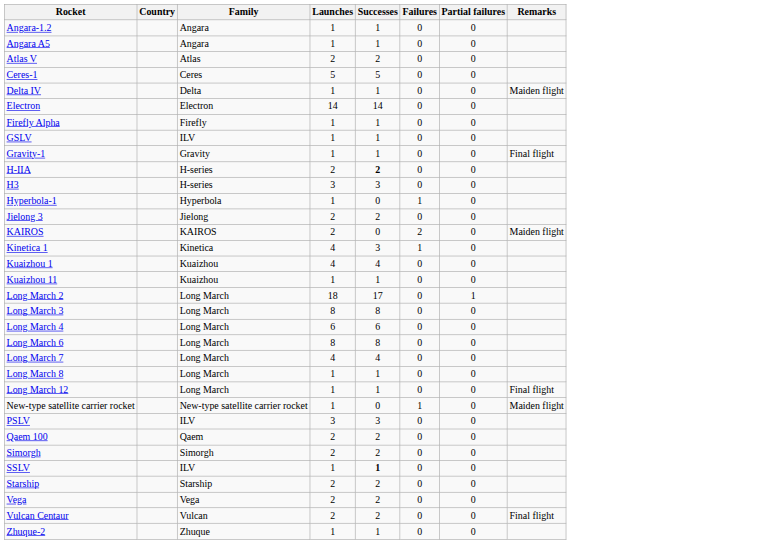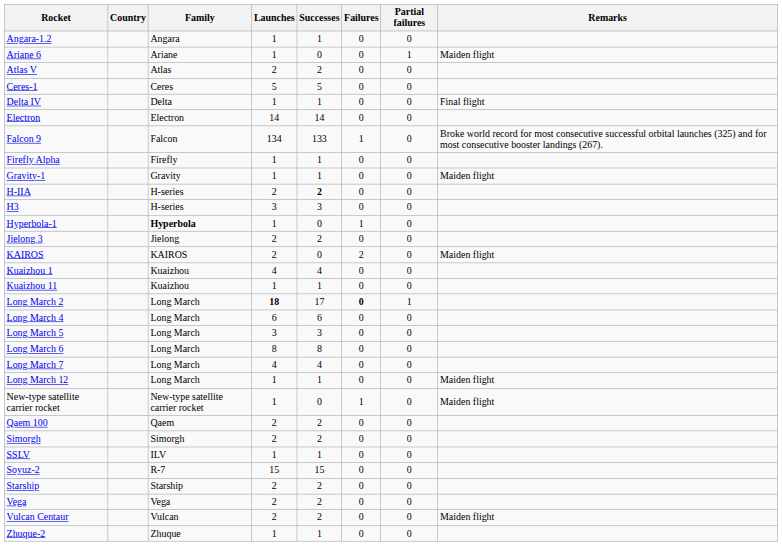- row: (28, 43)
+ row: (24, 54)
(537, 91) Maiden flight -> (462, 102) Final flight
+ row: (24, 139)
- row: (19, 138)
(532, 153) Final flight -> (467, 176) Maiden flight
(201, 201) normal -> (173, 223) bold
- row: (27, 248)
(333, 295) normal -> (274, 302) bold
(420, 295) normal -> (361, 302) bold
- row: (35, 311)
+ row: (35, 333)
- row: (35, 374)
(532, 389) Final flight -> (467, 380) Maiden flight
- row: (18, 421)
(378, 468) bold -> (319, 454) normal
+ row: (23, 470)
(532, 515) Final flight -> (467, 517) Maiden flight
